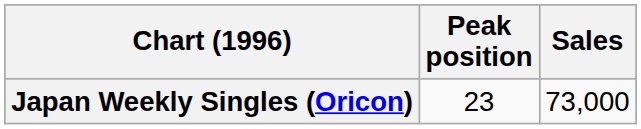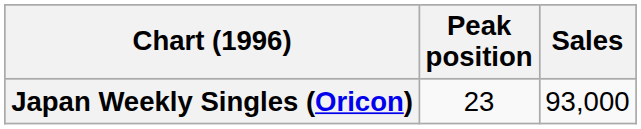(587, 100) 73,000 -> (587, 100) 93,000
